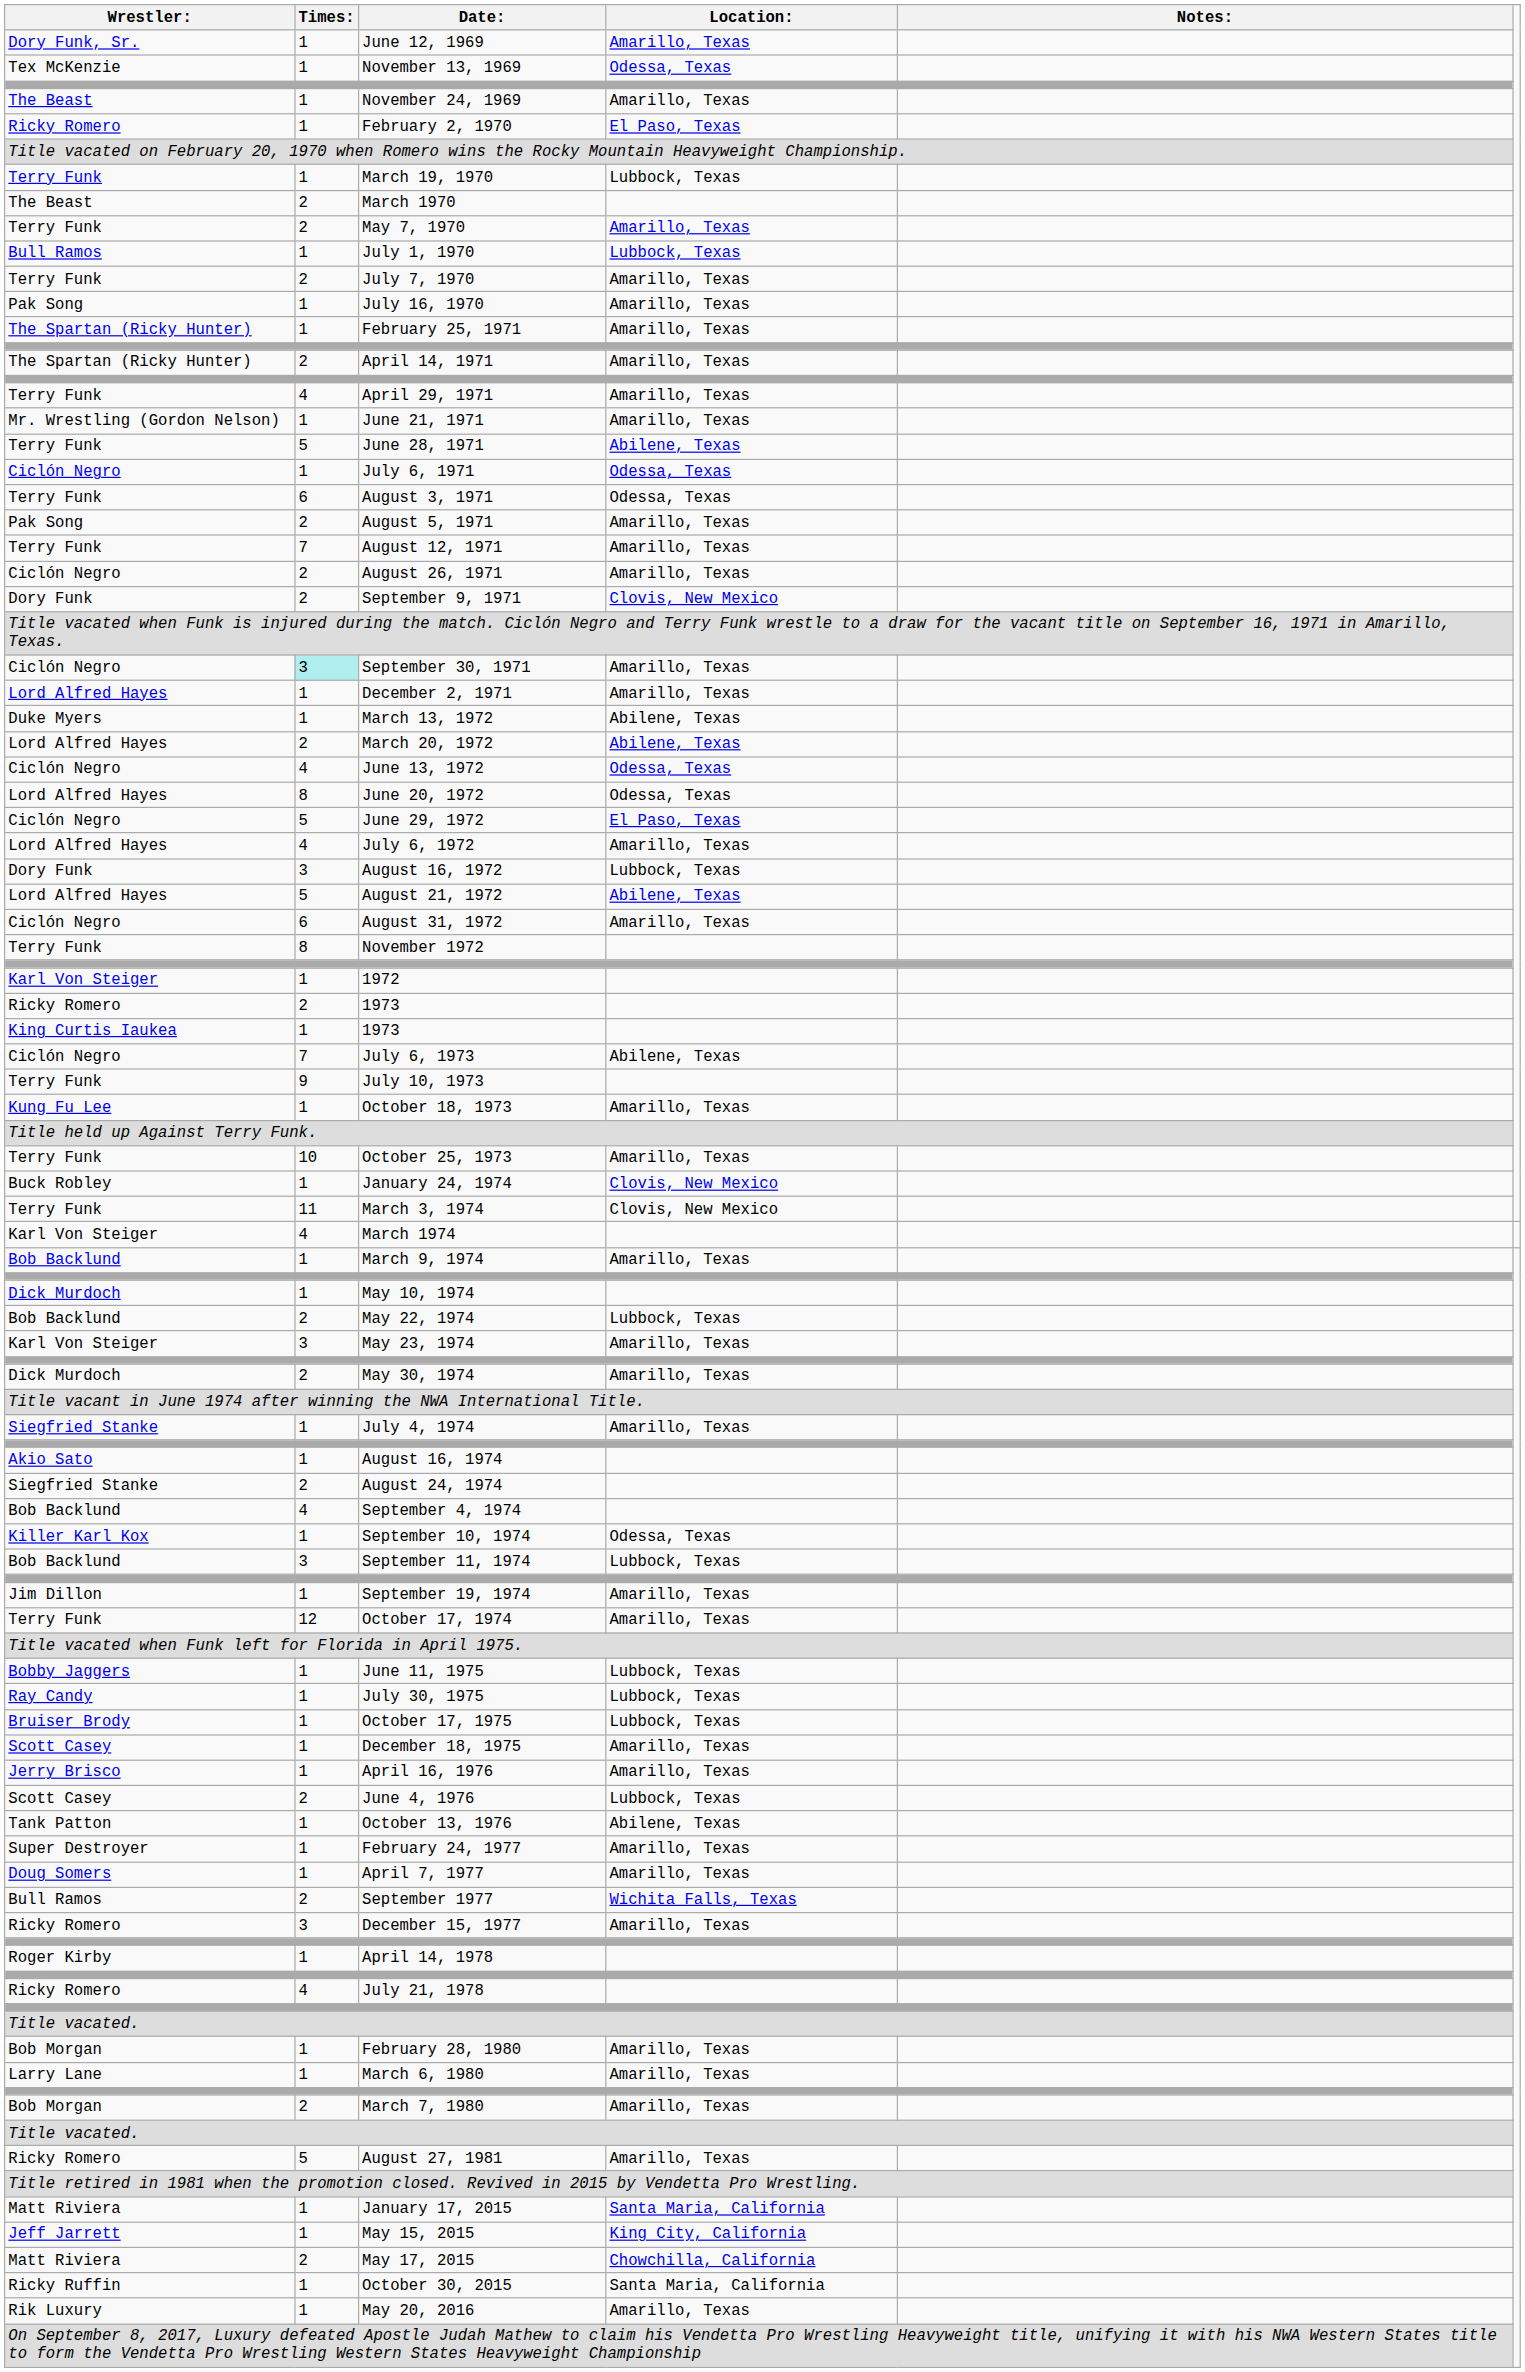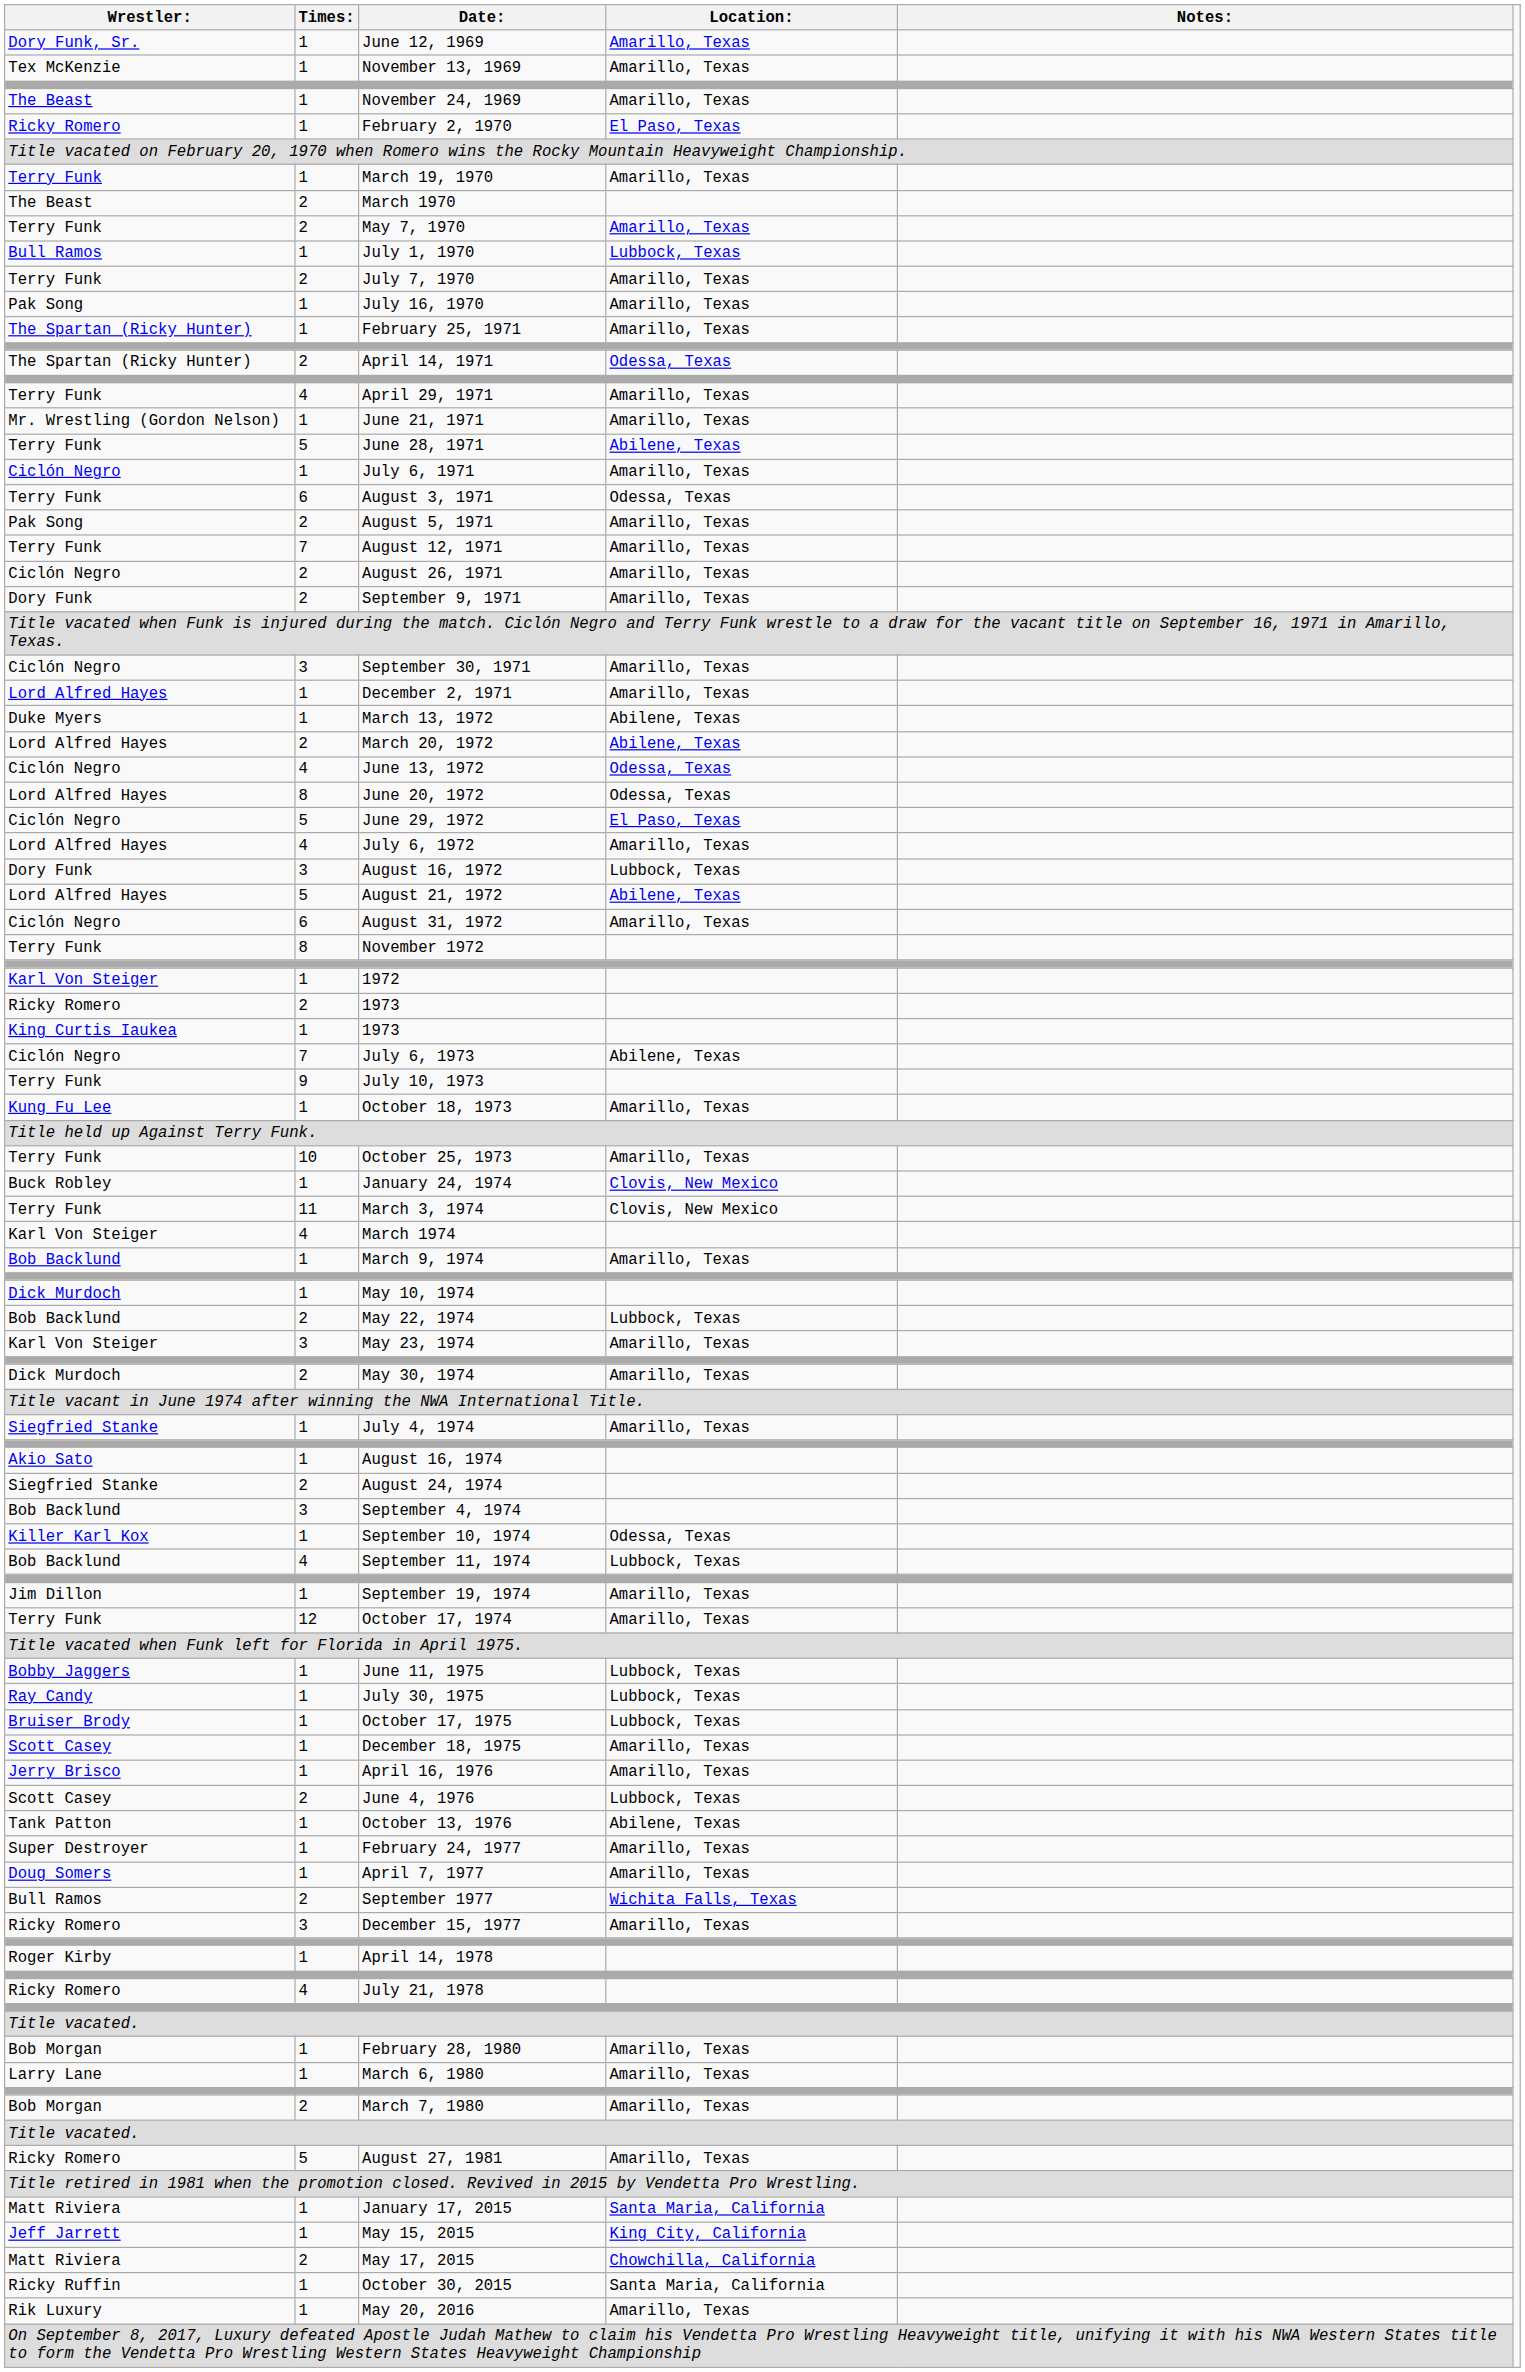(670, 68) Odessa, Texas -> (680, 68) Amarillo, Texas
(675, 177) Lubbock, Texas -> (680, 177) Amarillo, Texas
(680, 363) Amarillo, Texas -> (670, 363) Odessa, Texas
(670, 472) Odessa, Texas -> (680, 472) Amarillo, Texas
(694, 599) Clovis, New Mexico -> (680, 599) Amarillo, Texas
(303, 668) paleturquoise background -> (303, 668) no background
(303, 1511) 4 -> (303, 1511) 3
(303, 1562) 3 -> (303, 1562) 4
